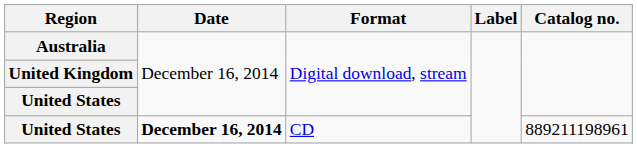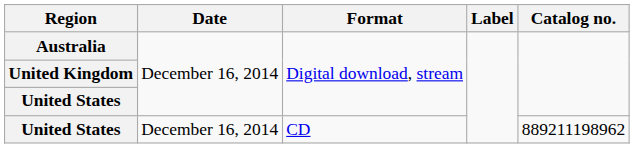(211, 128) bold -> (210, 128) normal
(577, 128) 889211198961 -> (573, 128) 889211198962
